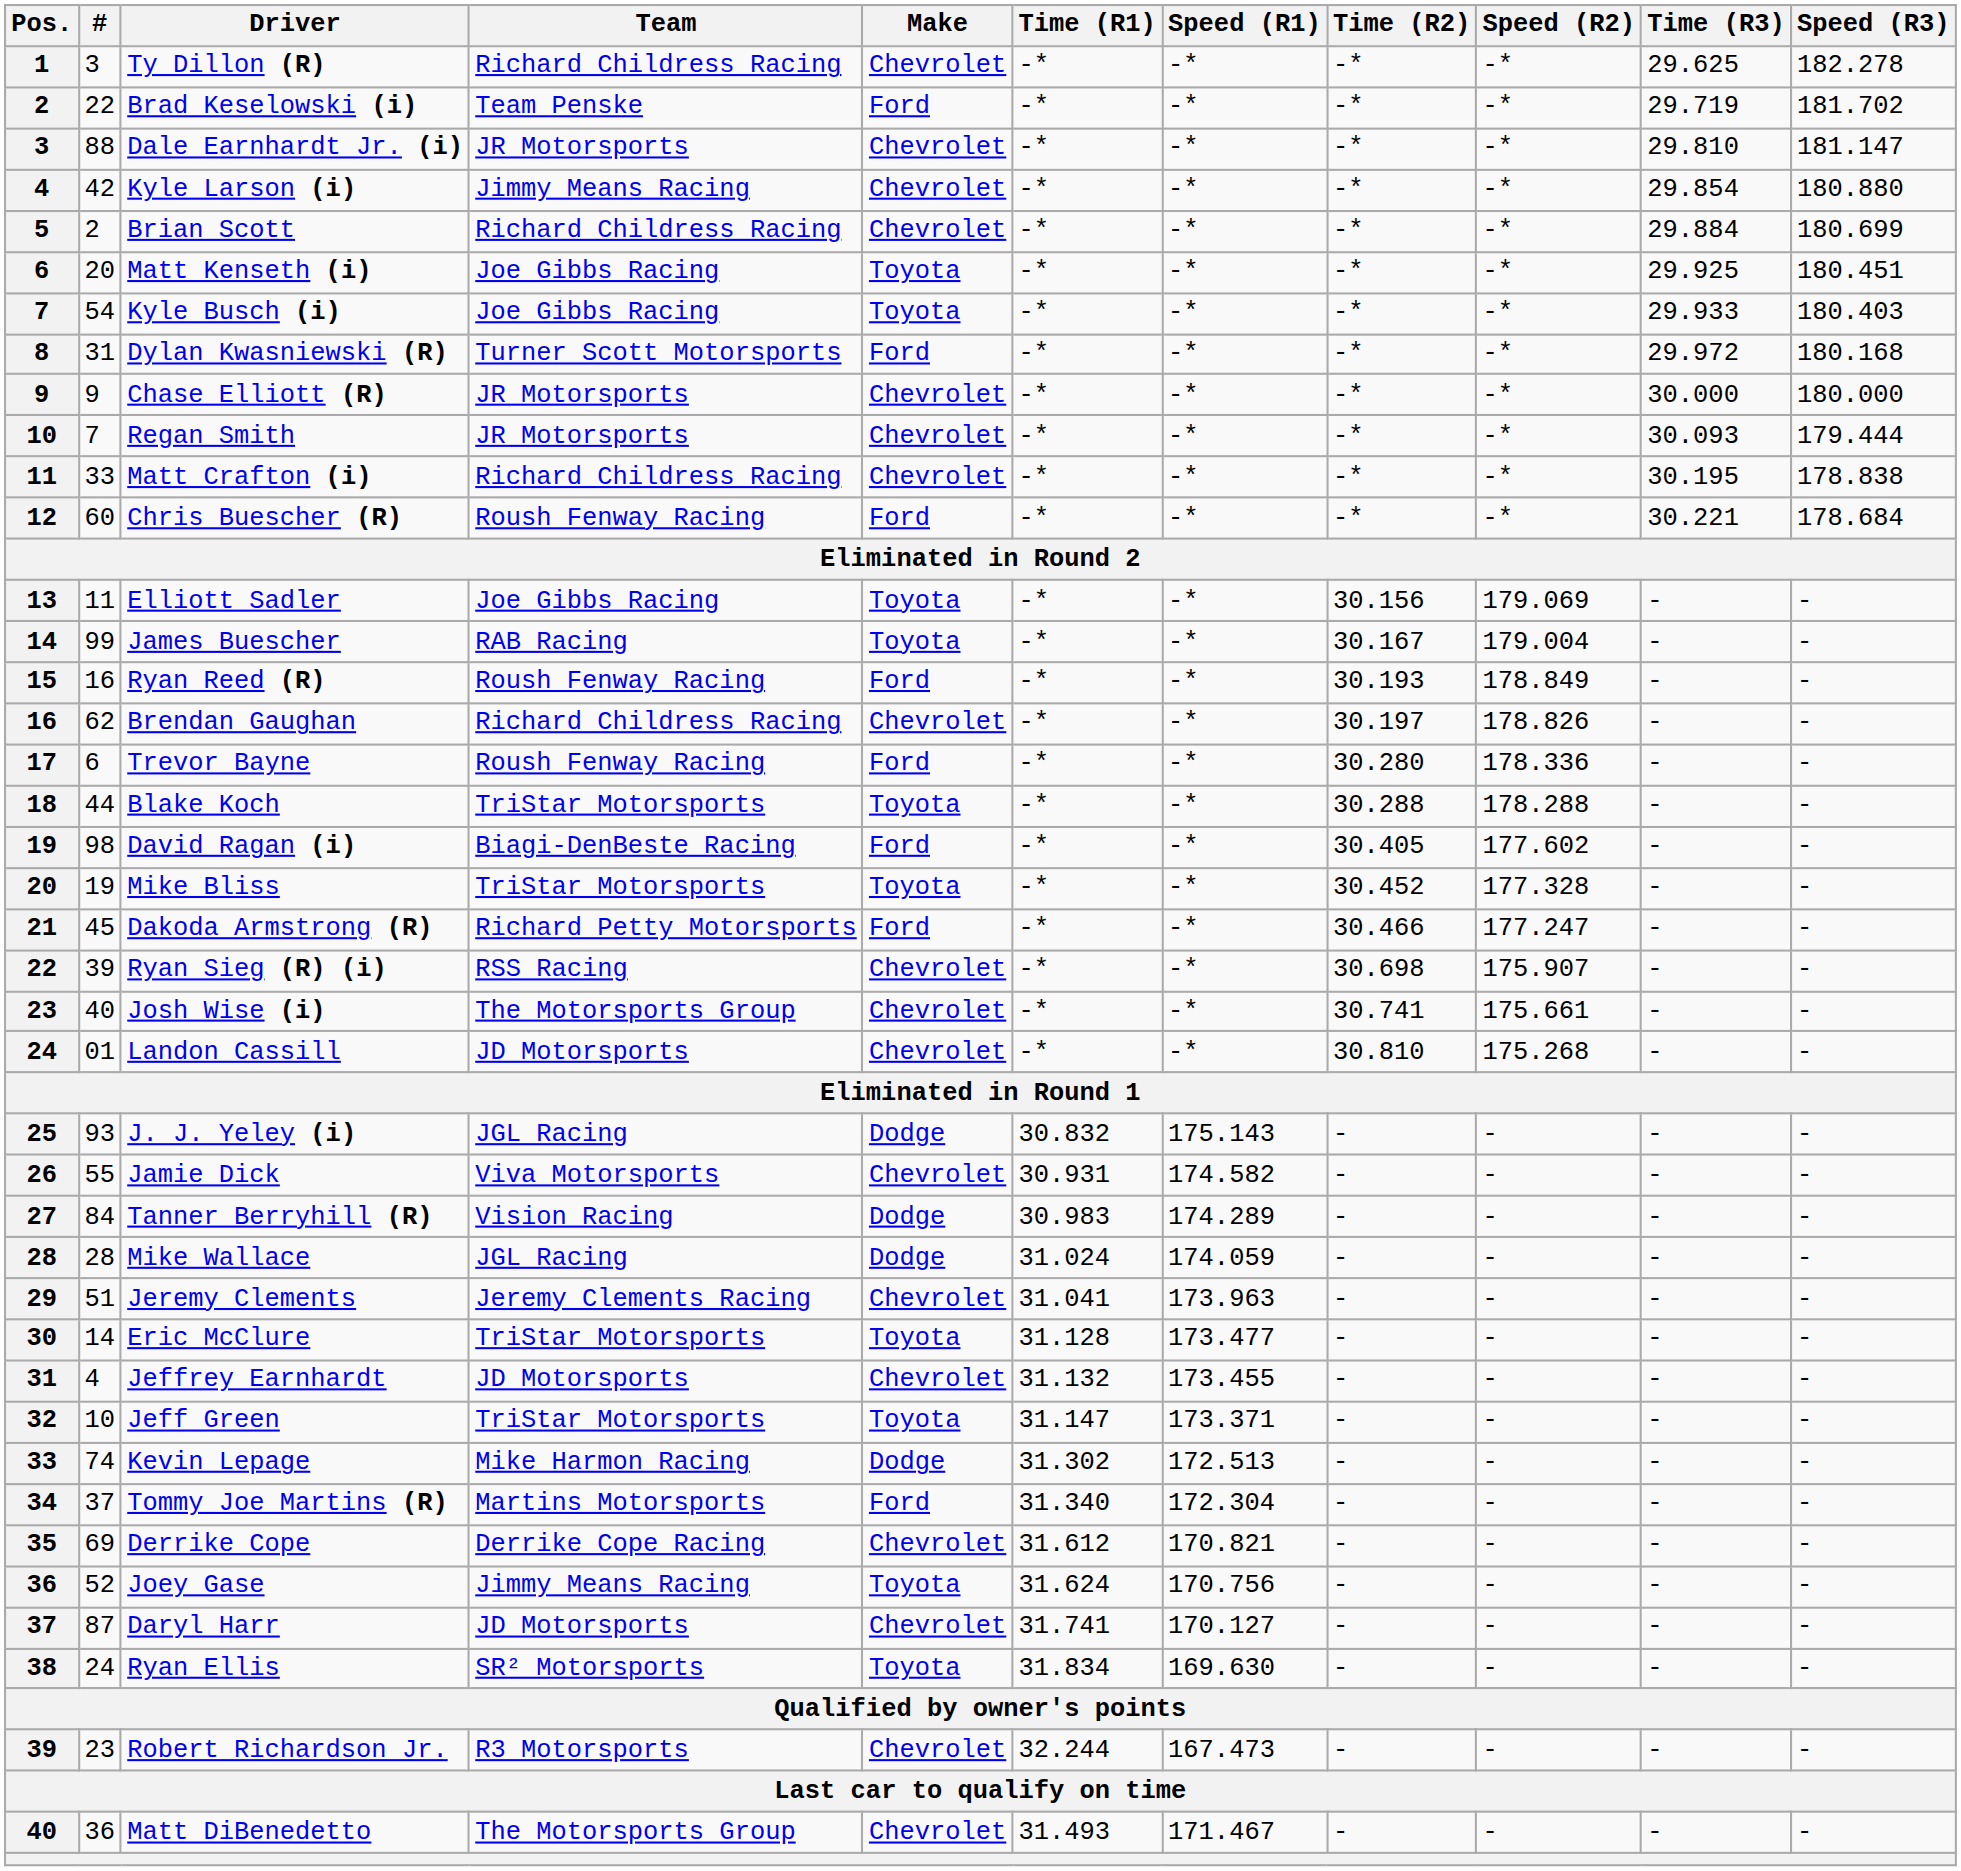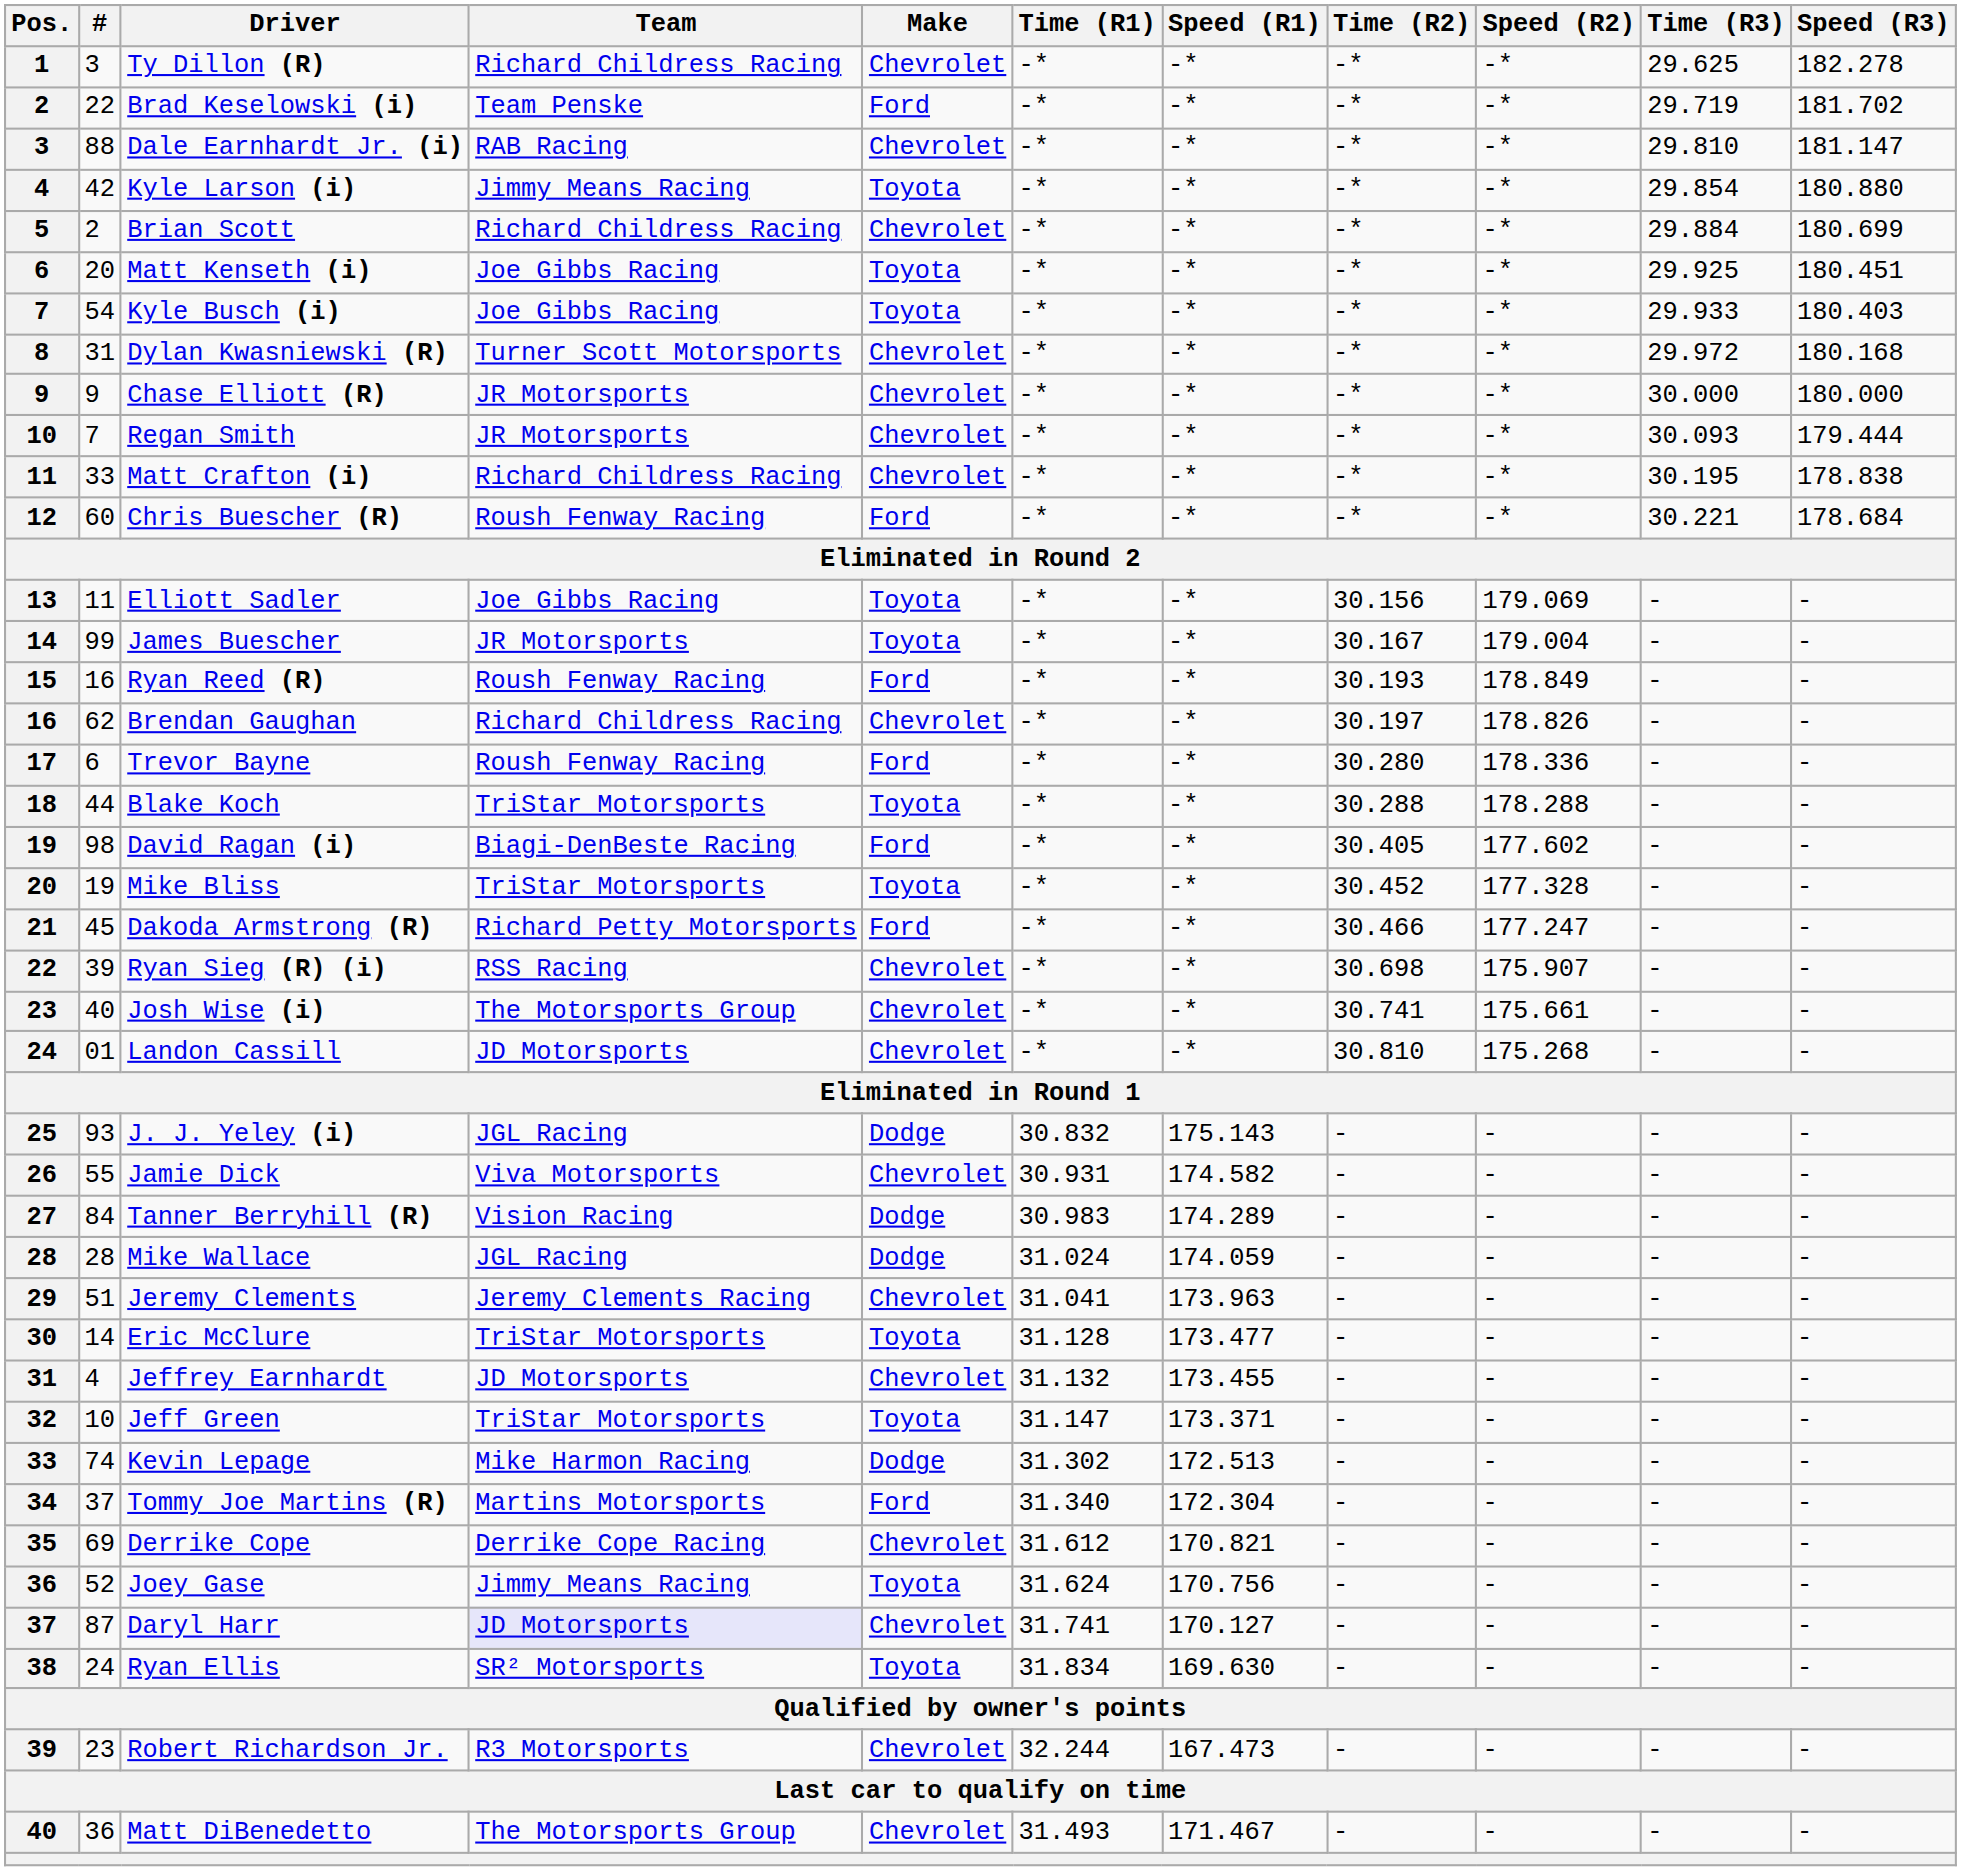(582, 149) JR Motorsports -> (552, 149) RAB Racing
(938, 190) Chevrolet -> (915, 190) Toyota
(899, 354) Ford -> (938, 354) Chevrolet
(552, 642) RAB Racing -> (582, 642) JR Motorsports
(582, 1628) no background -> (582, 1628) lavender background
